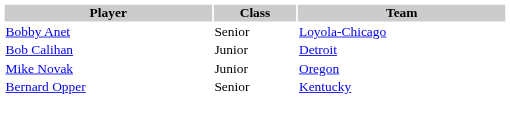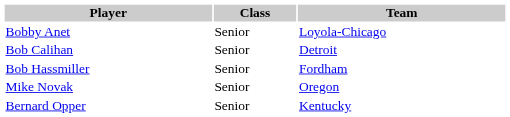(231, 50) Junior -> (232, 50) Senior
+ row: (48, 68)
(231, 68) Junior -> (232, 87) Senior
